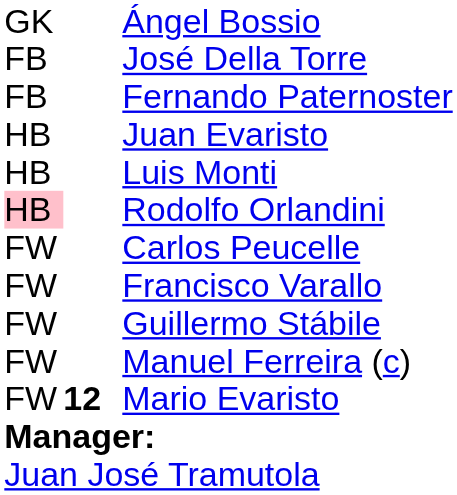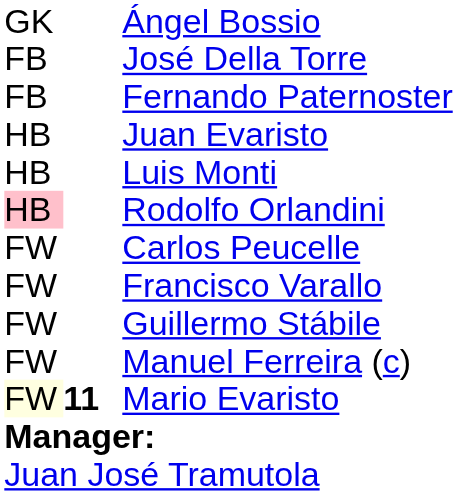(31, 398) no background -> (31, 398) lightyellow background
(82, 398) 12 -> (81, 398) 11
